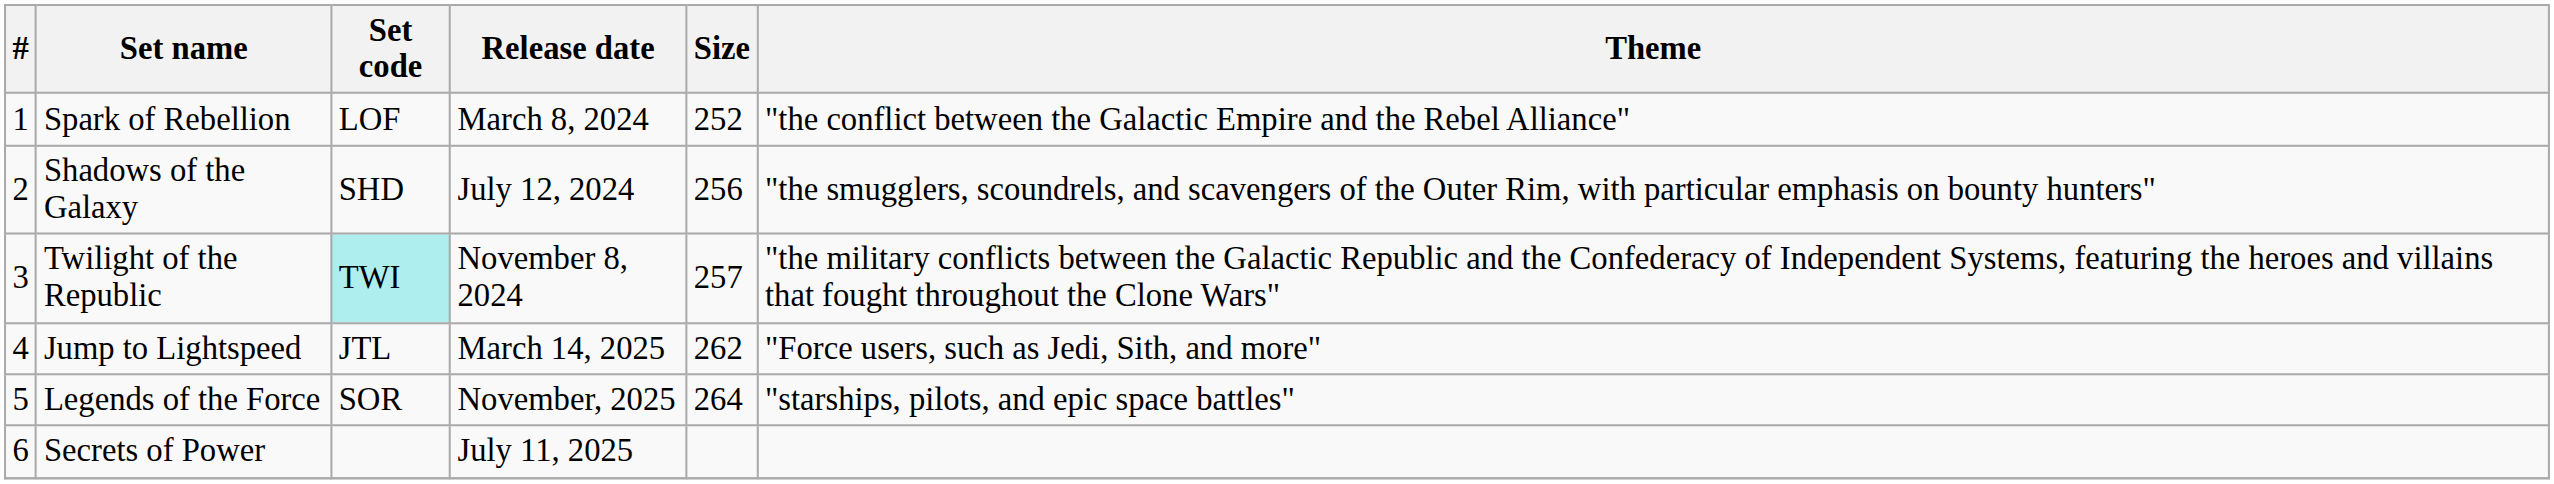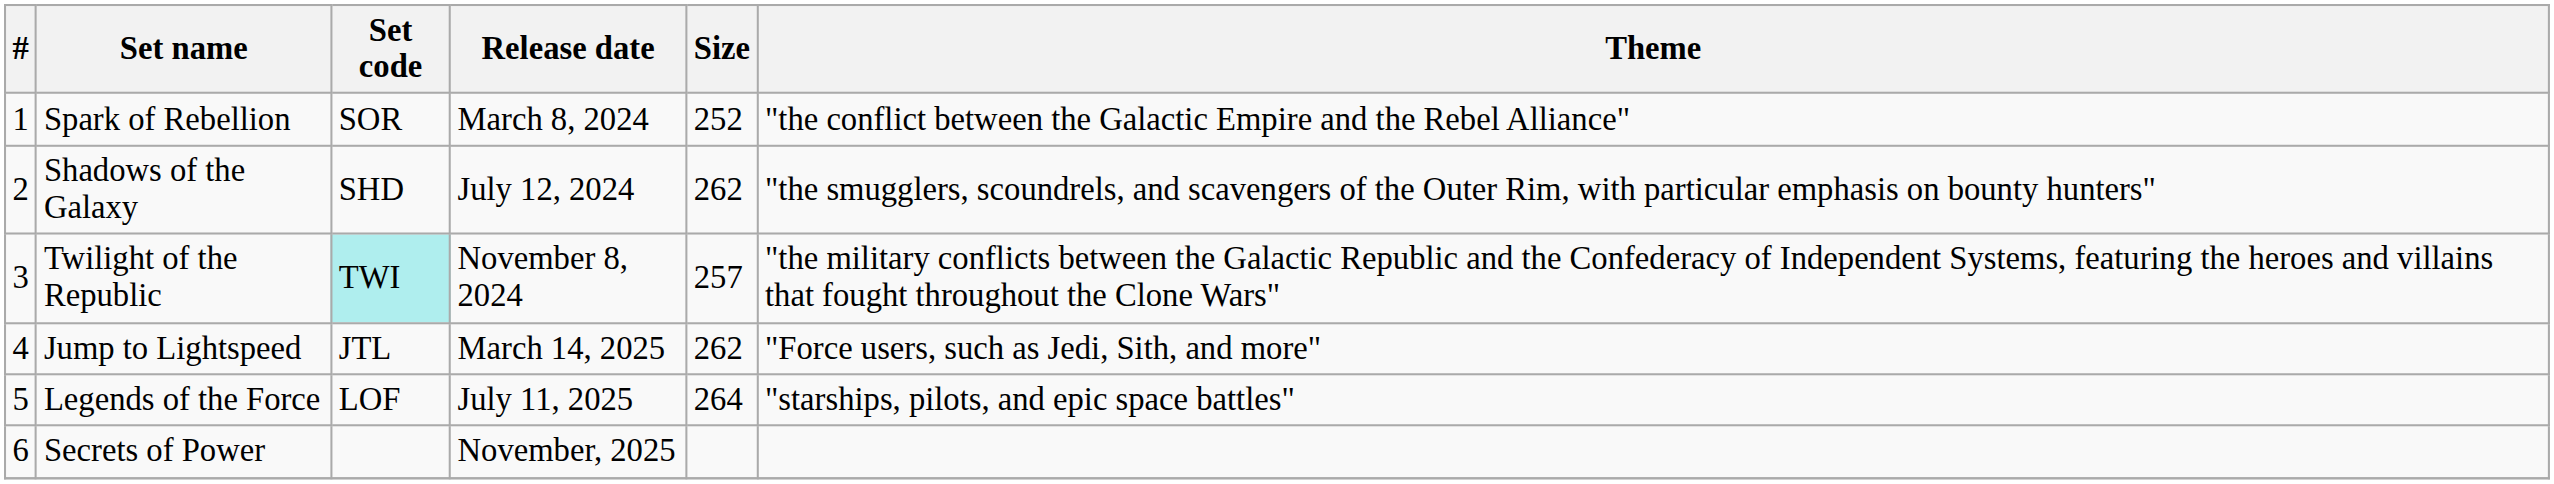(370, 118) LOF -> (370, 118) SOR
(718, 188) 256 -> (718, 188) 262
(370, 399) SOR -> (370, 399) LOF
(567, 399) November, 2025 -> (545, 399) July 11, 2025
(545, 451) July 11, 2025 -> (567, 451) November, 2025
